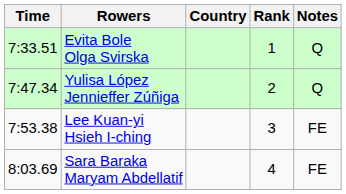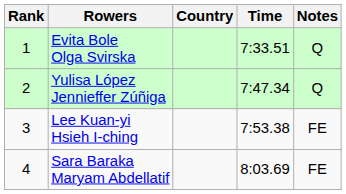columns swapped: (272, 16) <-> (33, 16)
